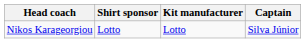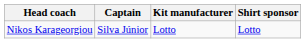columns swapped: (273, 12) <-> (128, 12)
